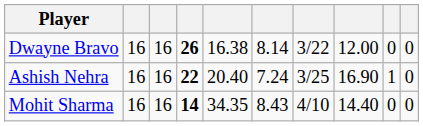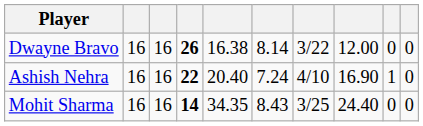(313, 76) 3/25 -> (313, 76) 4/10
(313, 105) 4/10 -> (313, 105) 3/25
(358, 105) 14.40 -> (358, 105) 24.40
